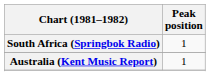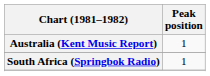rows swapped: (83, 61) <-> (83, 43)
